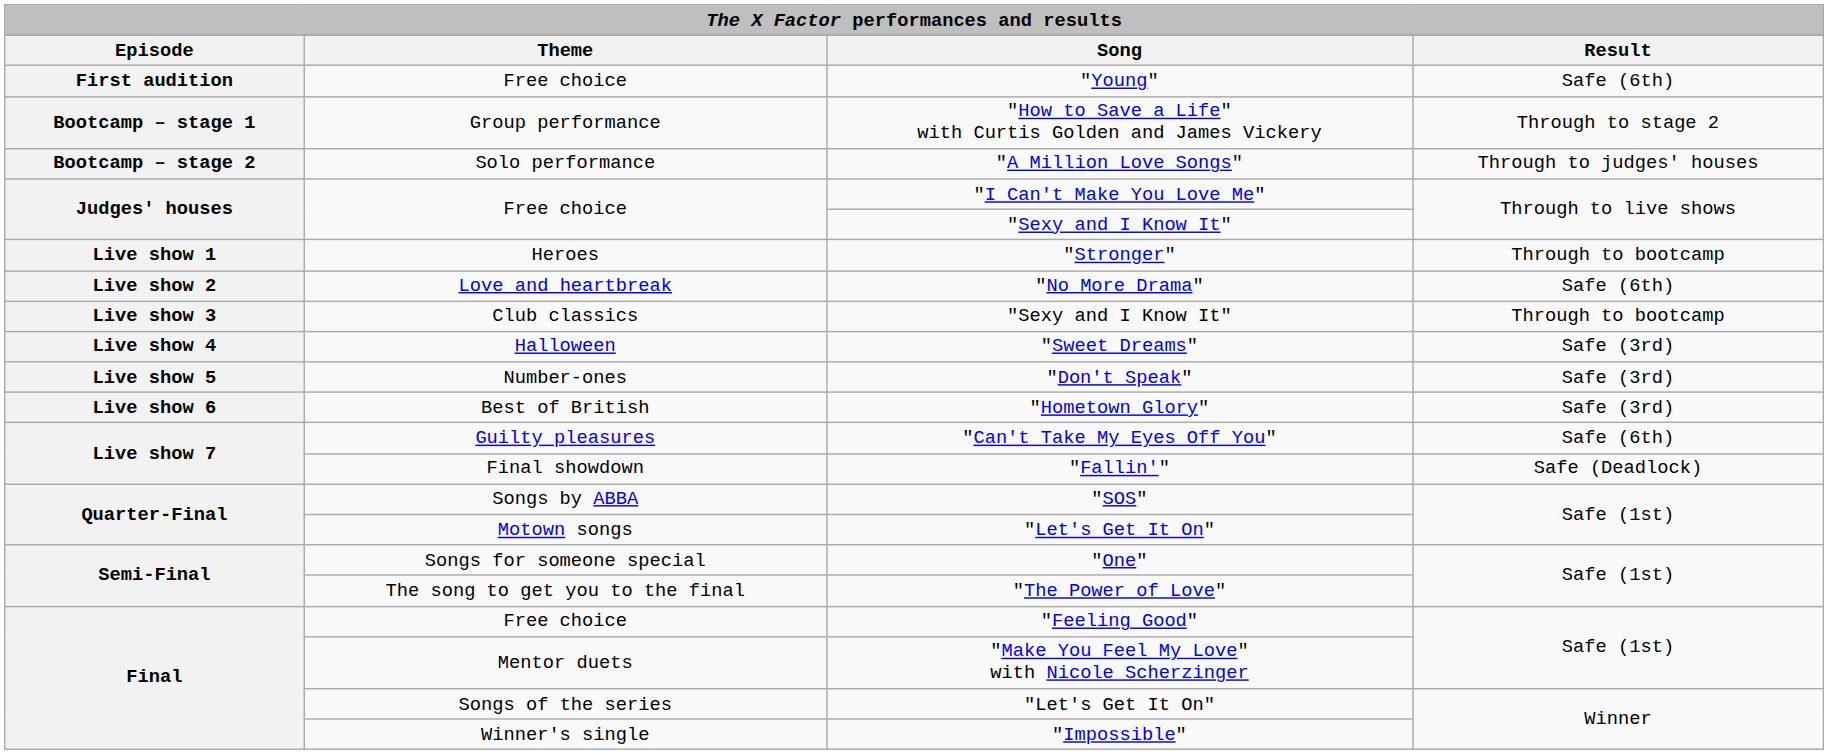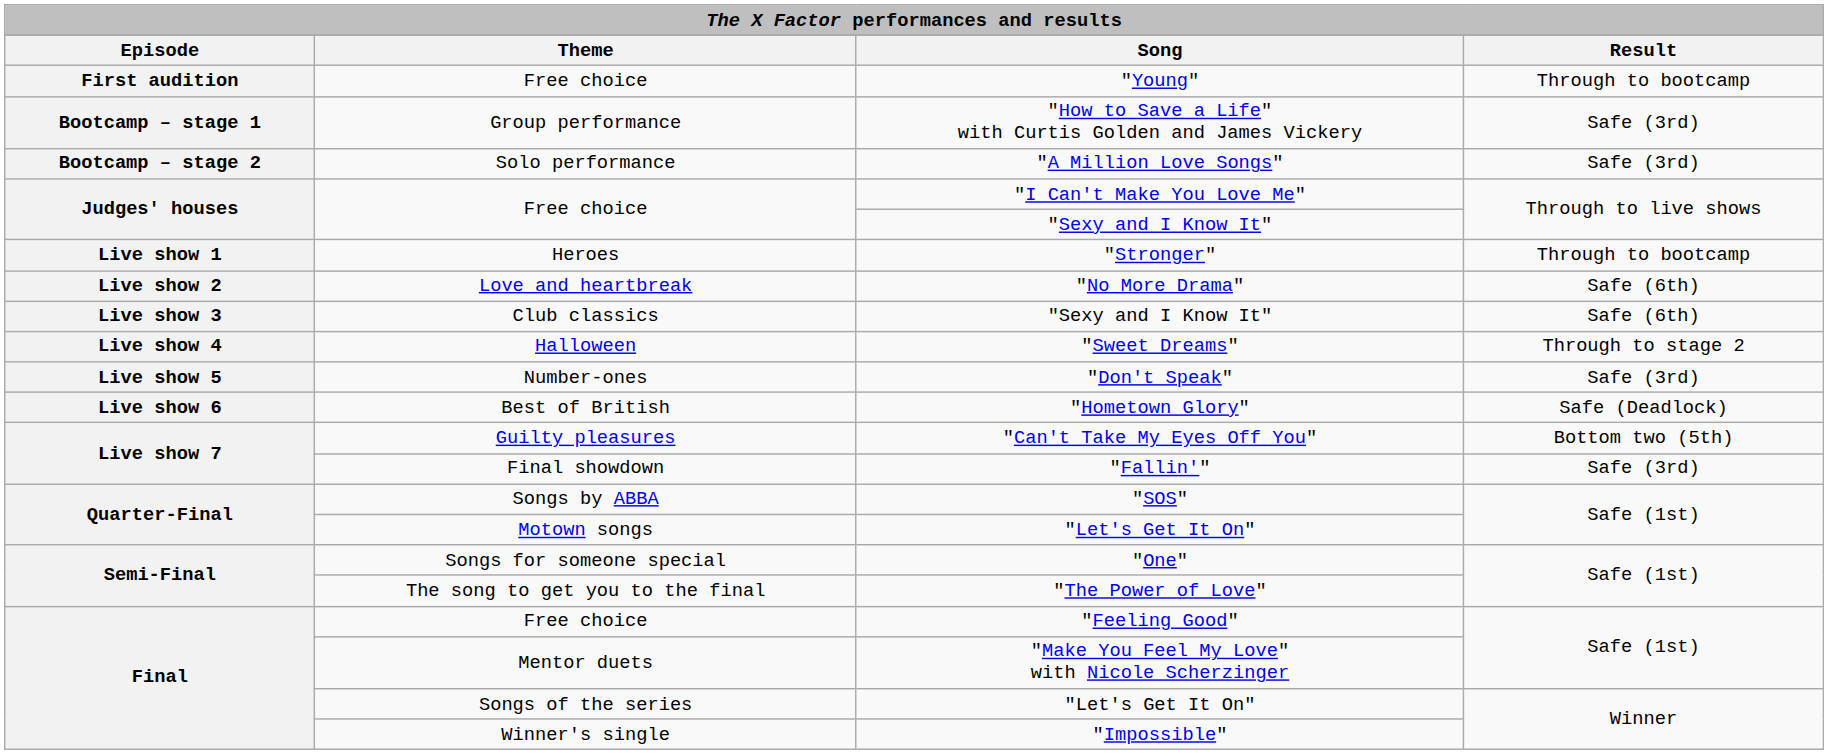(1618, 81) Safe (6th) -> (1644, 81) Through to bootcamp
(1618, 122) Through to stage 2 -> (1644, 122) Safe (3rd)
(1618, 164) Through to judges' houses -> (1644, 164) Safe (3rd)
(1618, 316) Through to bootcamp -> (1644, 316) Safe (6th)
(1618, 347) Safe (3rd) -> (1644, 347) Through to stage 2
(1618, 408) Safe (3rd) -> (1644, 408) Safe (Deadlock)
(1618, 438) Safe (6th) -> (1644, 438) Bottom two (5th)
(1618, 469) Safe (Deadlock) -> (1644, 469) Safe (3rd)
